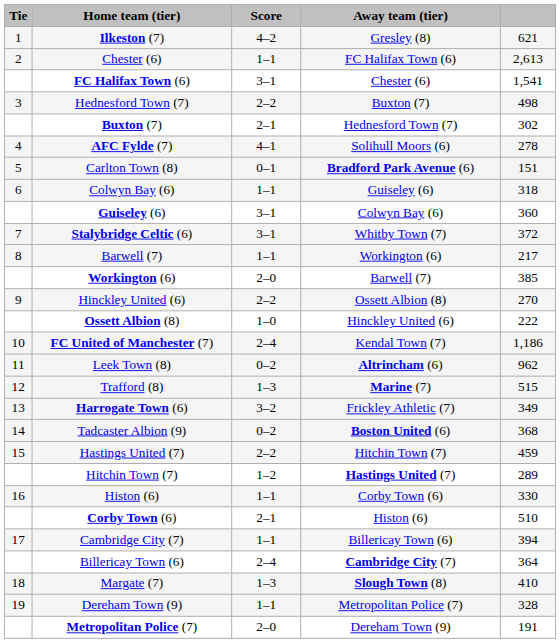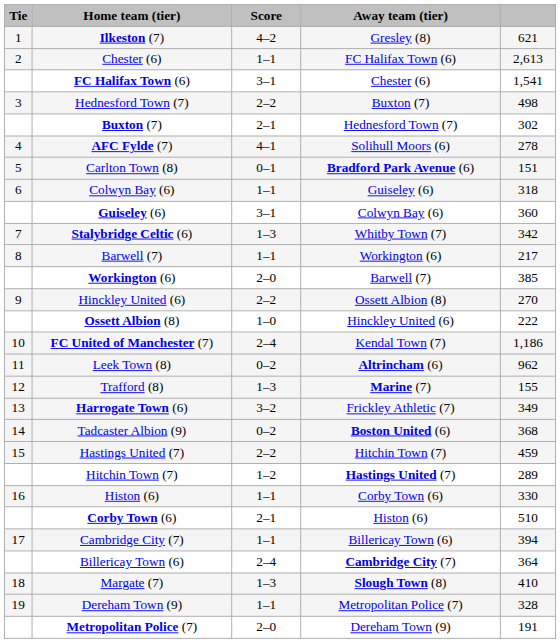(266, 234) 3–1 -> (266, 234) 1–3
(528, 234) 372 -> (528, 234) 342
(528, 387) 515 -> (528, 387) 155
